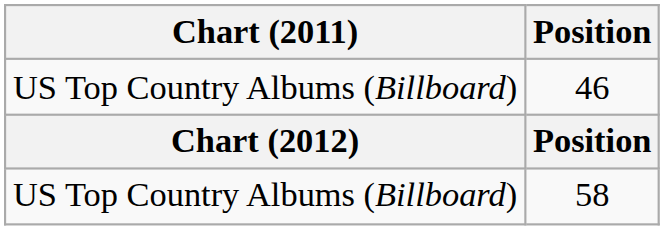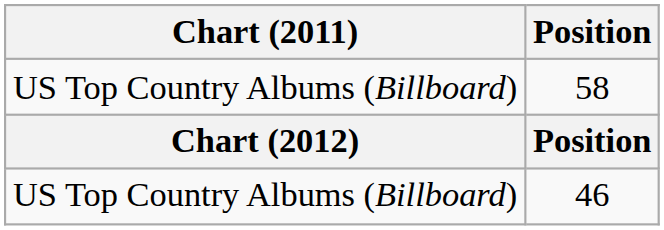rows swapped: (592, 195) <-> (592, 86)
